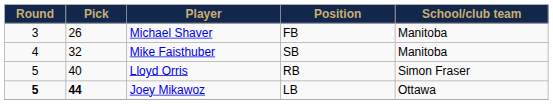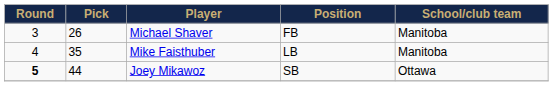(75, 52) 32 -> (75, 52) 35
(291, 52) SB -> (290, 52) LB
- row: (159, 71)
(75, 90) bold -> (75, 71) normal
(290, 90) LB -> (291, 71) SB
